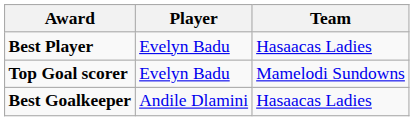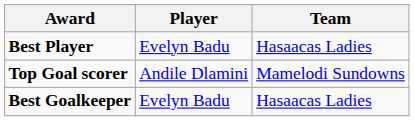(184, 73) Evelyn Badu -> (194, 73) Andile Dlamini
(194, 101) Andile Dlamini -> (184, 101) Evelyn Badu
